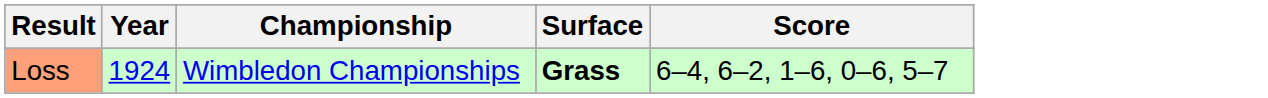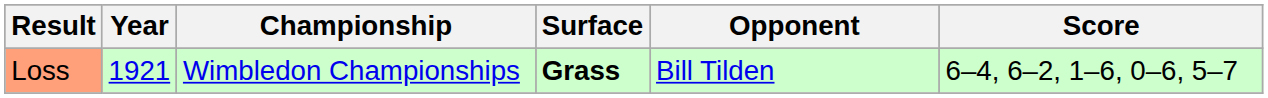+ column: (794, 26)
(139, 70) 1924 -> (139, 70) 1921
